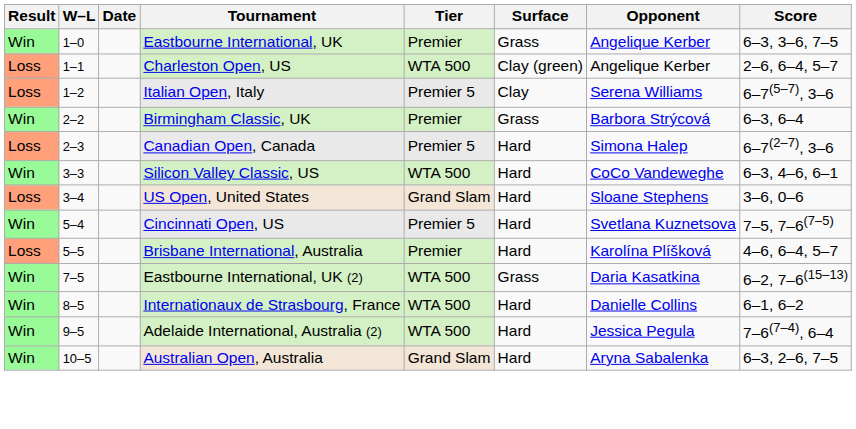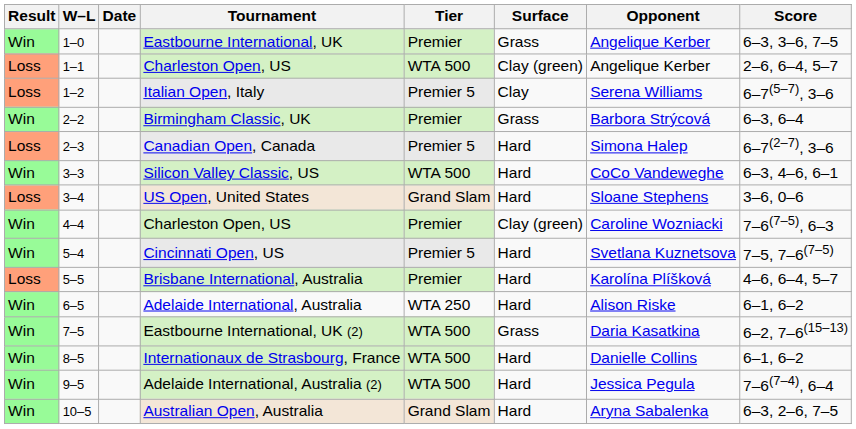+ row: (73, 225)
+ row: (73, 305)
